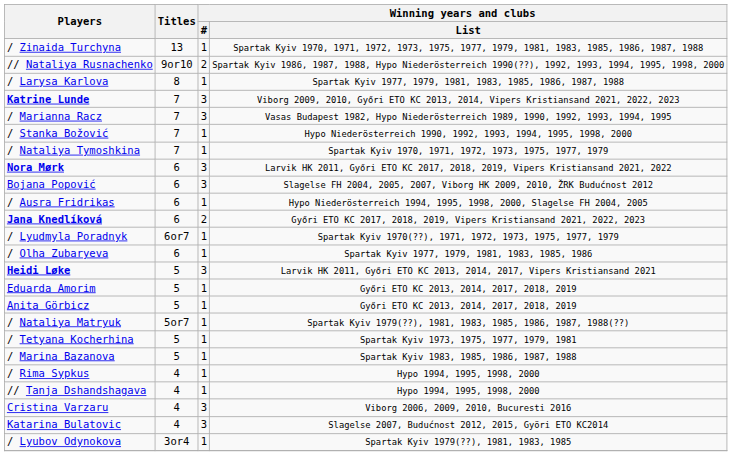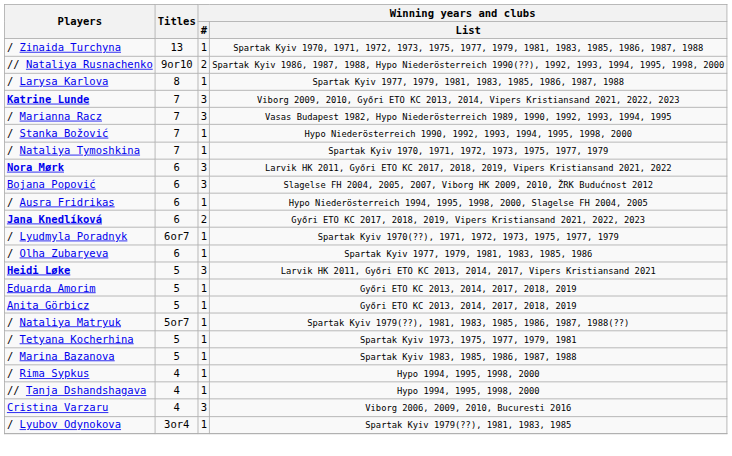- row: (64, 425)
